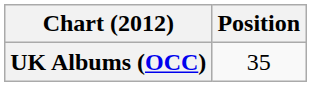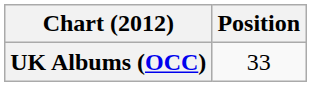(259, 61) 35 -> (259, 61) 33
